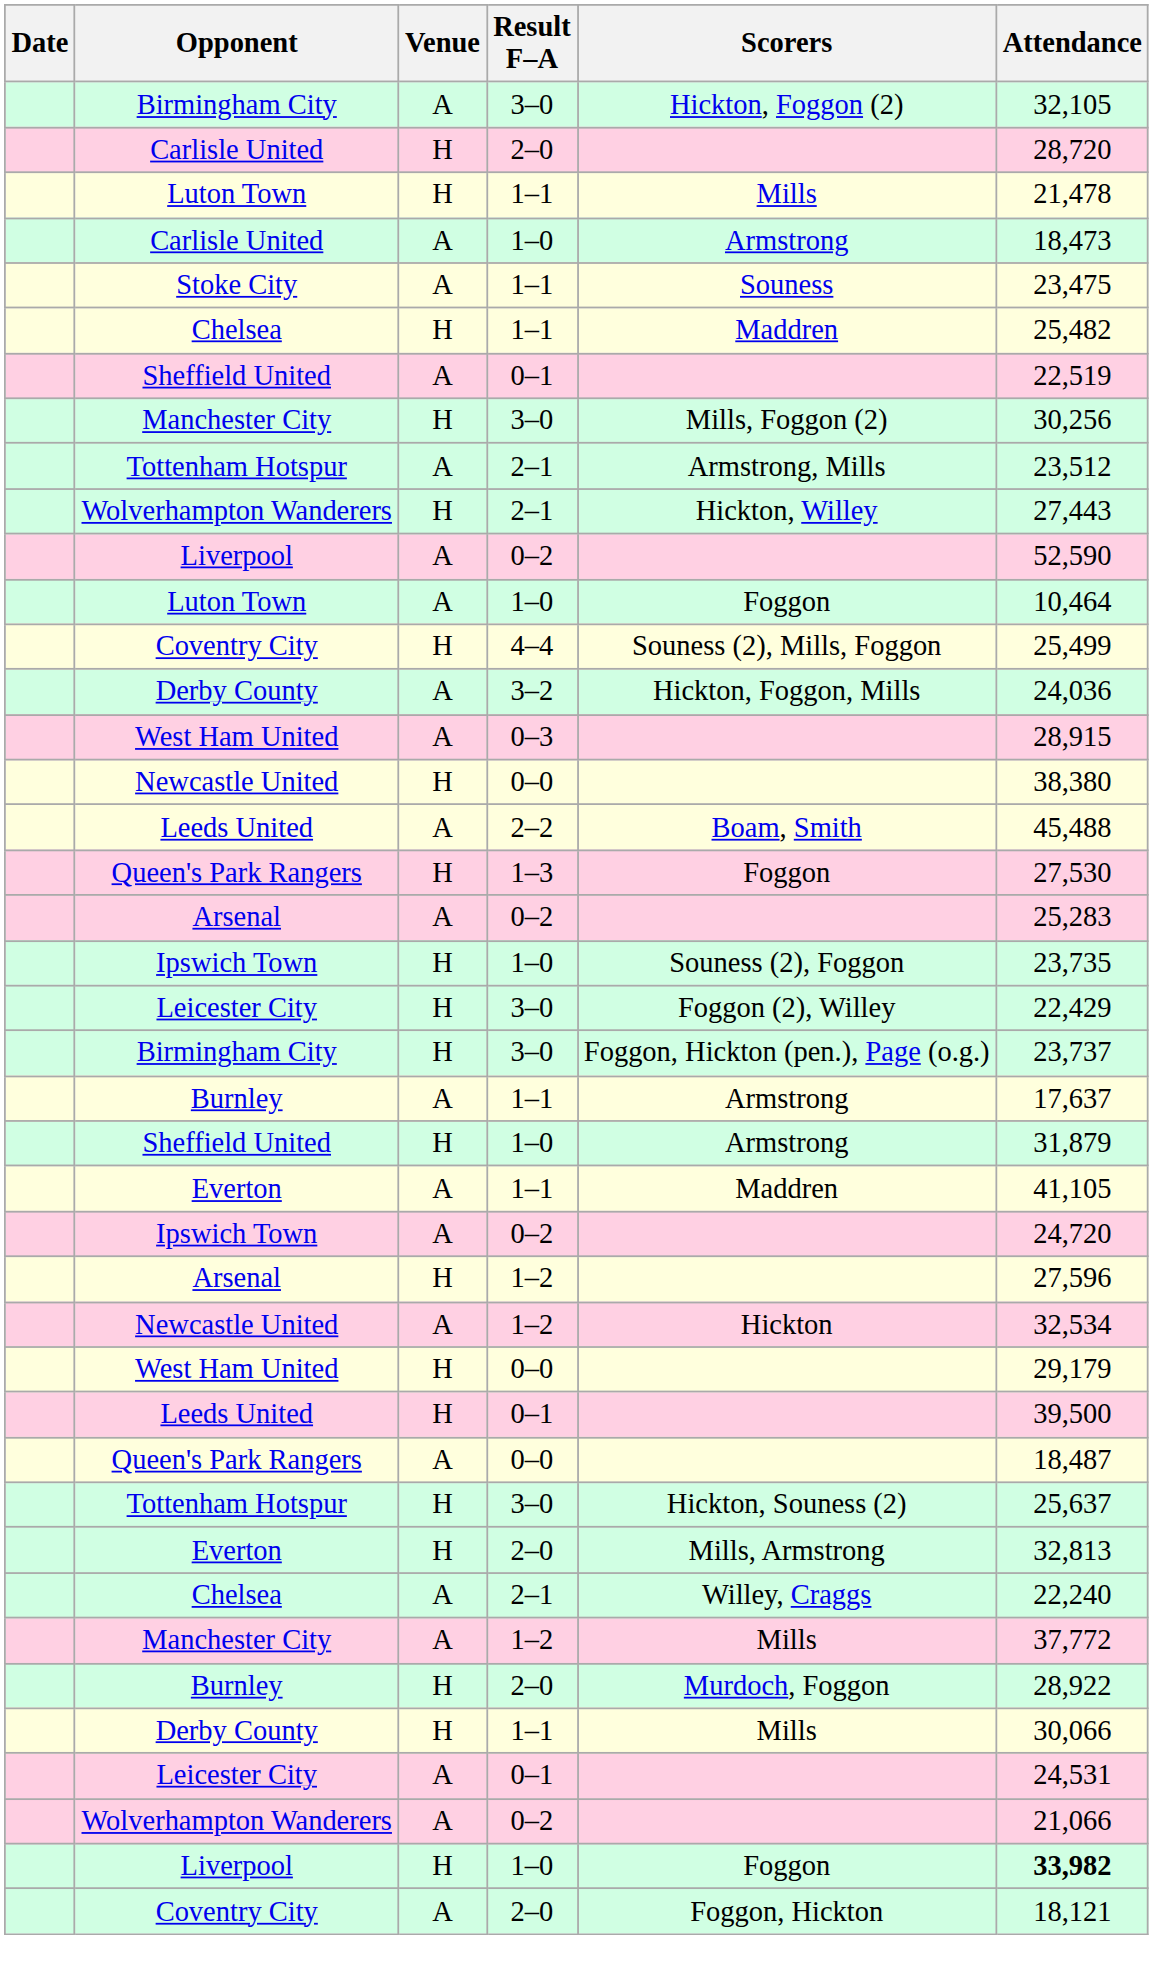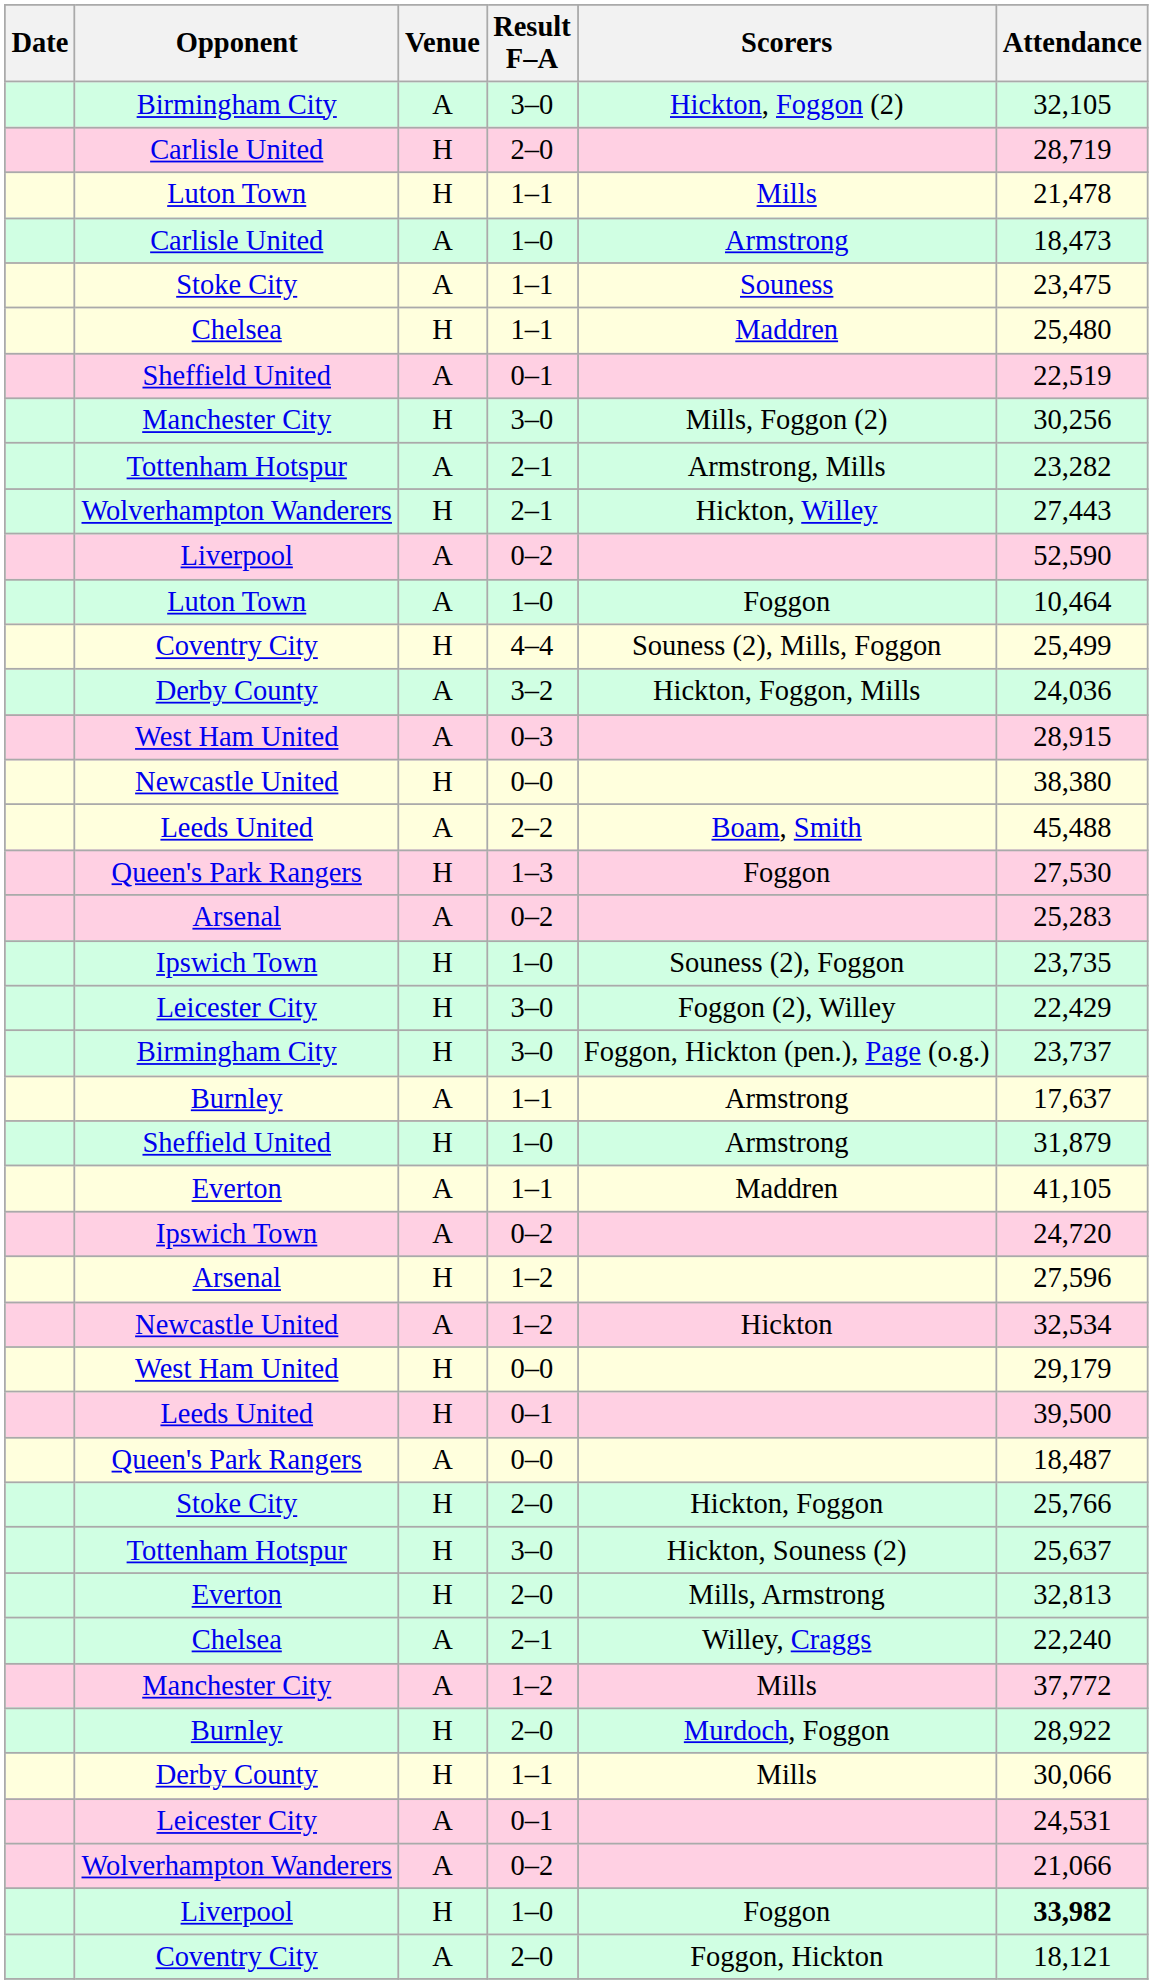(1072, 149) 28,720 -> (1072, 149) 28,719
(1072, 330) 25,482 -> (1072, 330) 25,480
(1072, 465) 23,512 -> (1072, 465) 23,282
+ row: (237, 1504)
